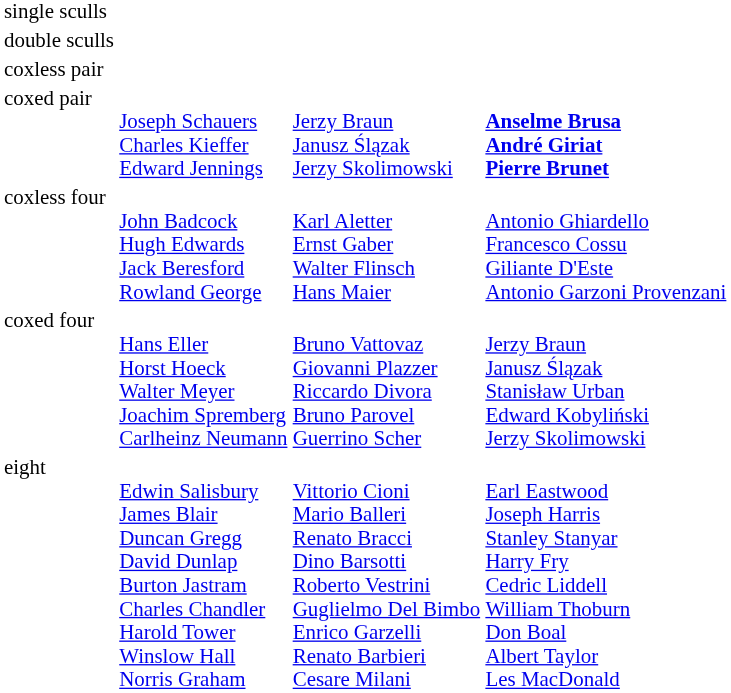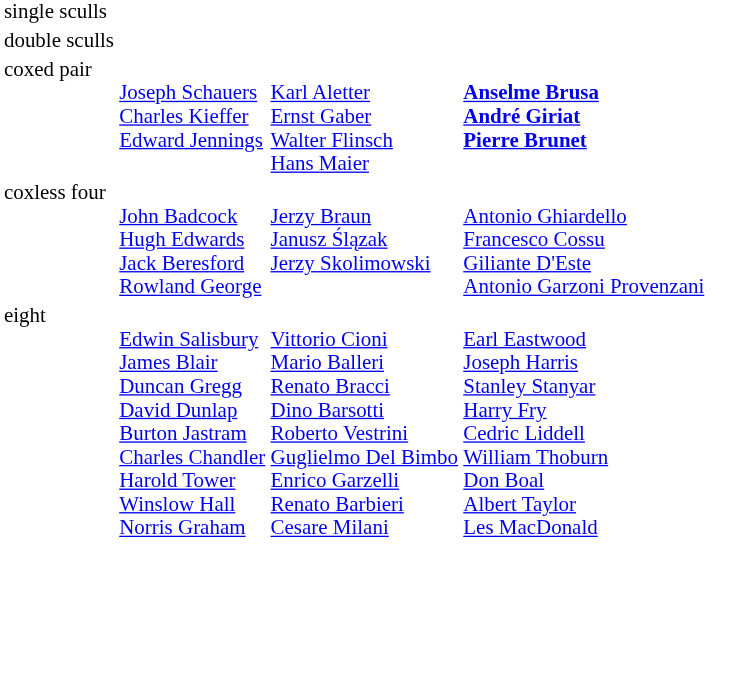- row: (54, 69)
(373, 145) Jerzy Braun Janusz Ślązak Jerzy Skolimowski -> (332, 128) Karl Aletter Ernst Gaber Walter Flinsch Hans Maier
(354, 256) Karl Aletter Ernst Gaber Walter Flinsch Hans Maier -> (351, 239) Jerzy Braun Janusz Ślązak Jerzy Skolimowski
- row: (49, 320)
